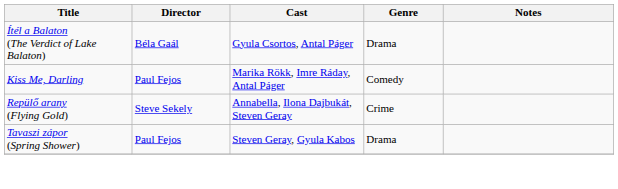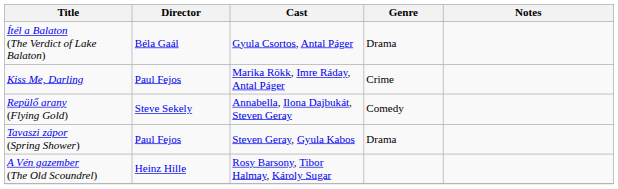(385, 79) Comedy -> (380, 79) Crime
(380, 109) Crime -> (385, 109) Comedy
+ row: (52, 169)
